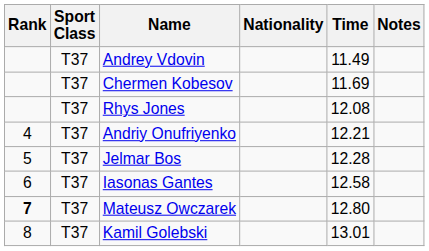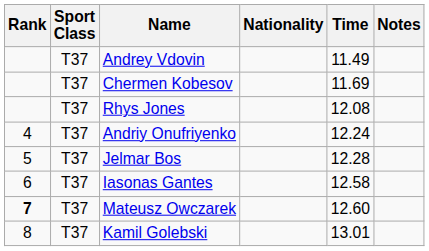(350, 134) 12.21 -> (350, 134) 12.24
(350, 208) 12.80 -> (350, 208) 12.60
